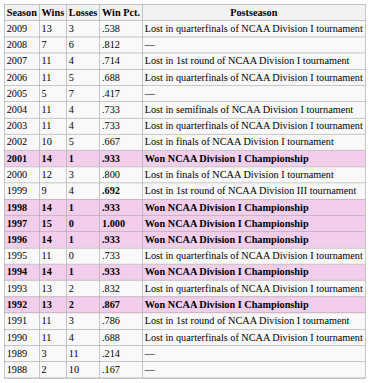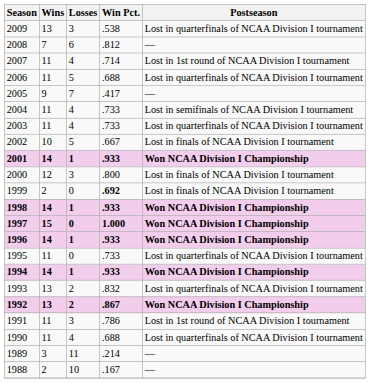(44, 93) 5 -> (44, 93) 9
(44, 191) 9 -> (44, 191) 2
(71, 191) 4 -> (71, 191) 0
(250, 191) Lost in 1st round of NCAA Division III tournament -> (239, 191) Lost in finals of NCAA Division I tournament
